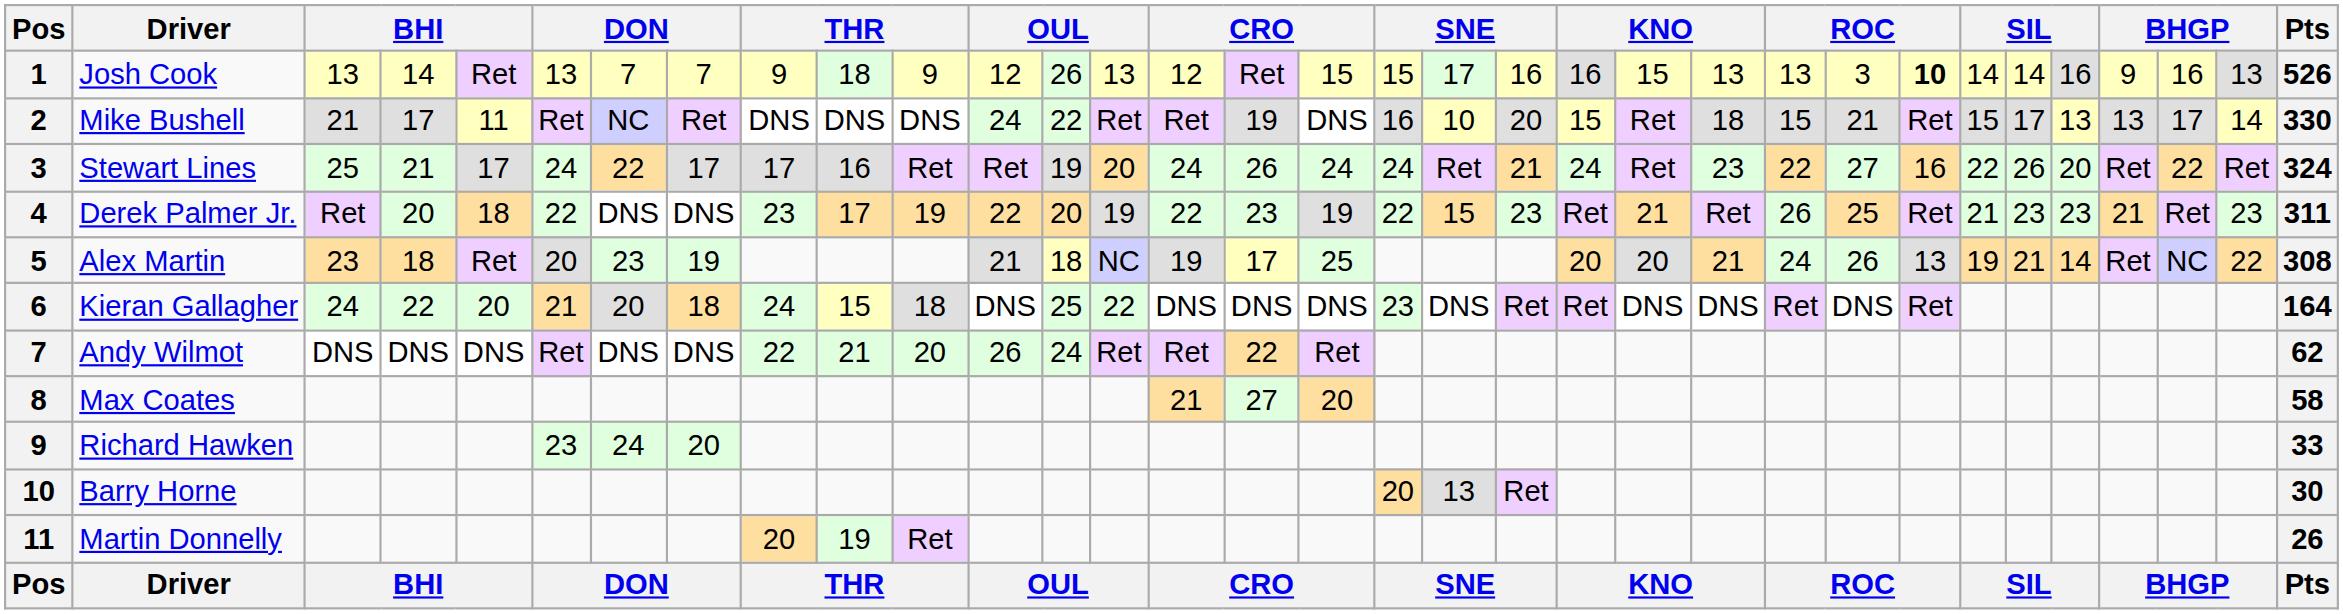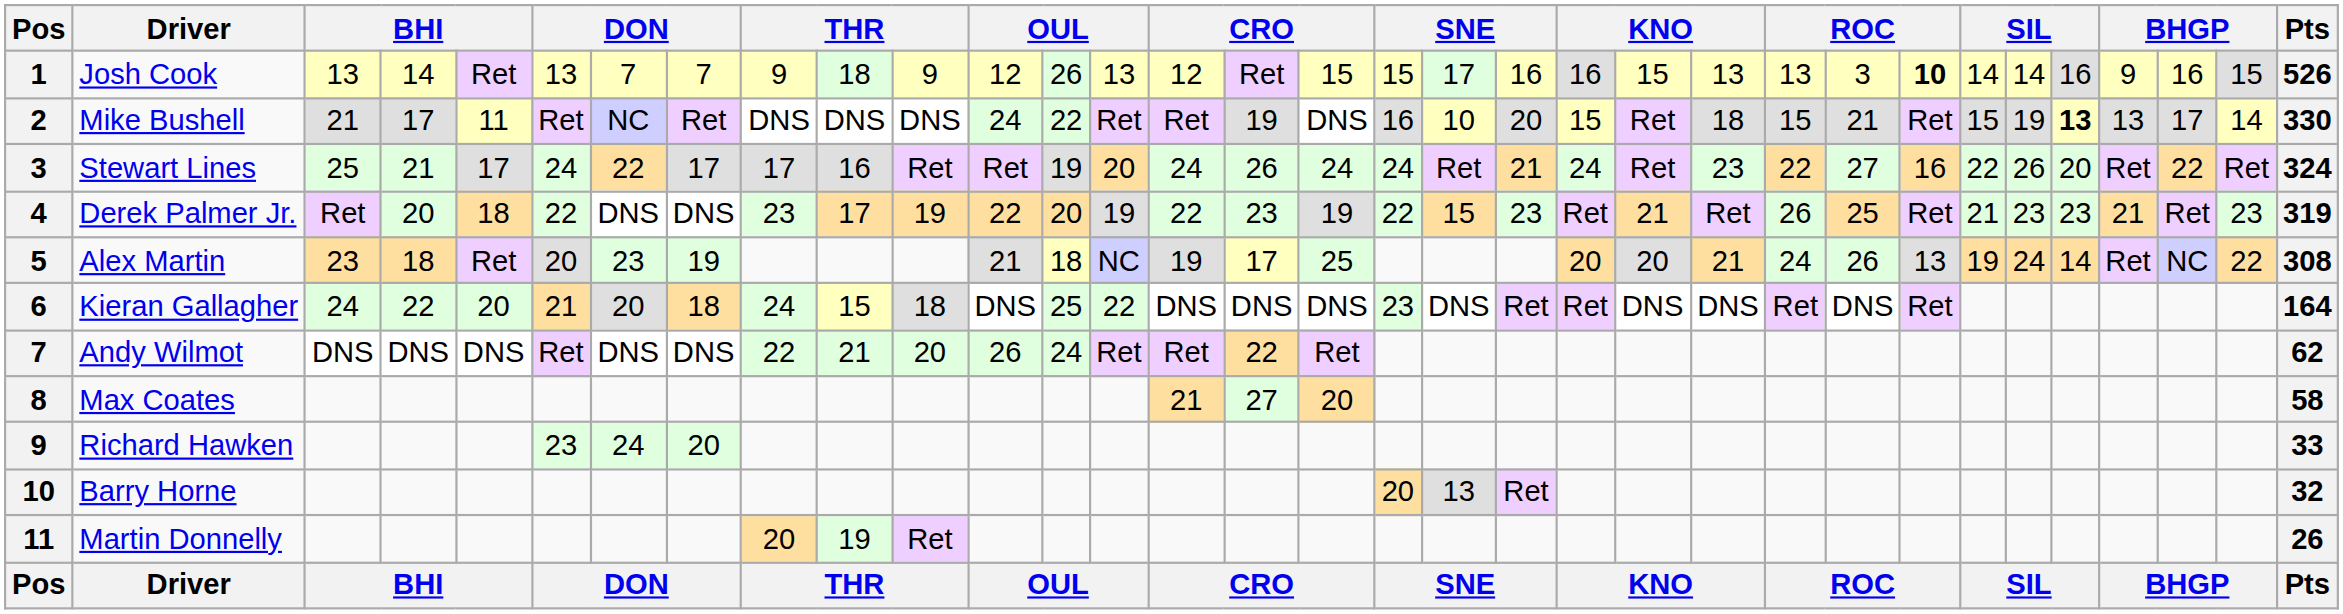(2247, 75) 13 -> (2247, 75) 15
(2029, 121) 17 -> (2029, 121) 19
(2075, 121) normal -> (2075, 121) bold
(2307, 214) 311 -> (2307, 214) 319
(2029, 261) 21 -> (2029, 261) 24
(2307, 493) 30 -> (2307, 493) 32
